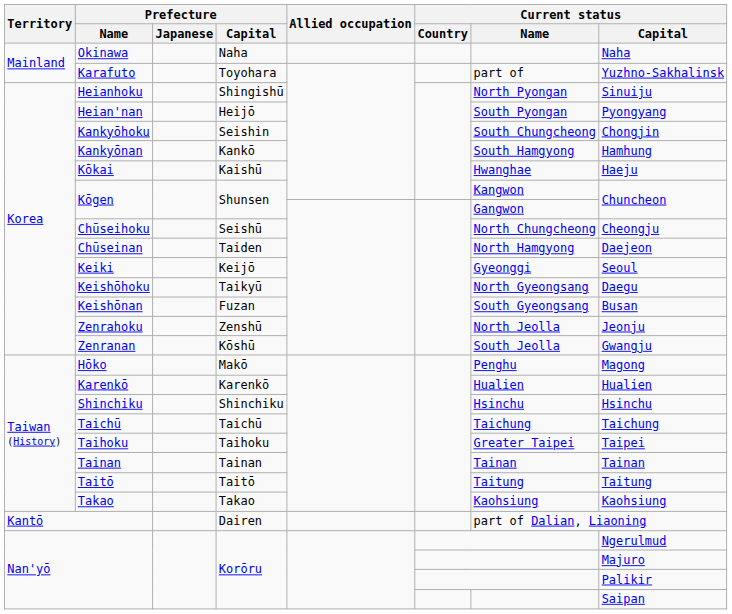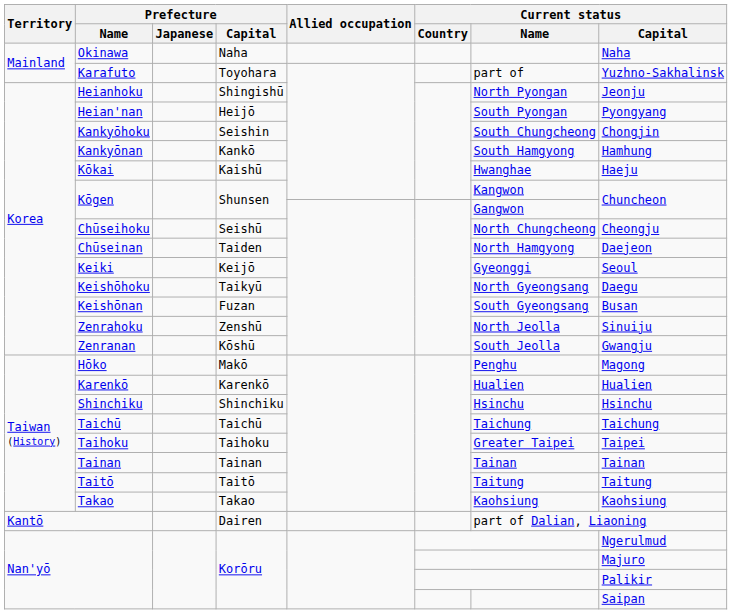(627, 92) Sinuiju -> (623, 92) Jeonju
(623, 326) Jeonju -> (627, 326) Sinuiju
